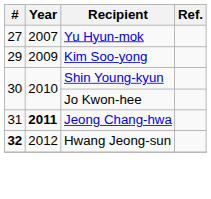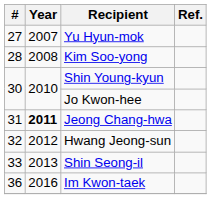(15, 57) 29 -> (15, 57) 28
(43, 57) 2009 -> (43, 57) 2008
(15, 141) bold -> (15, 141) normal
+ row: (104, 162)
+ row: (105, 183)
